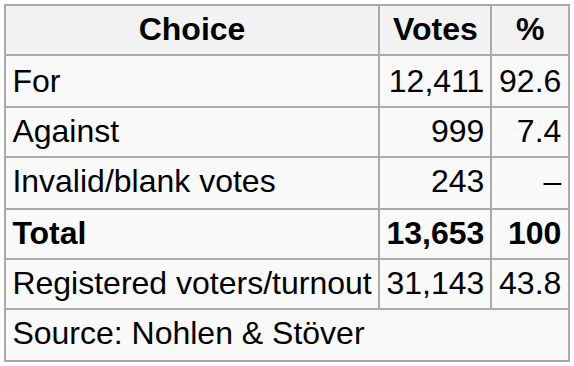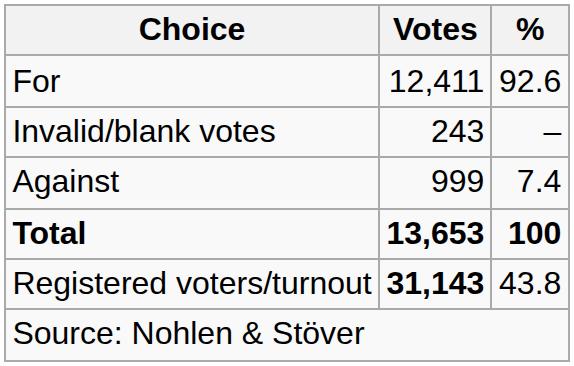rows swapped: (66, 131) <-> (144, 182)
(435, 283) normal -> (435, 283) bold
